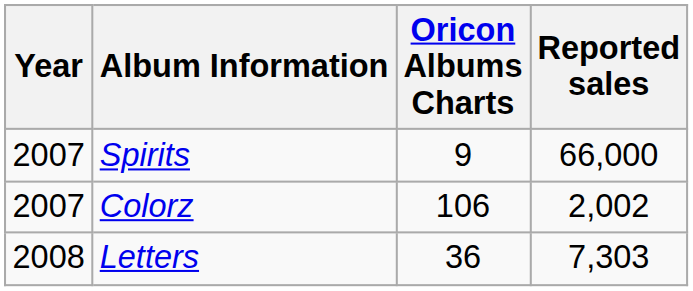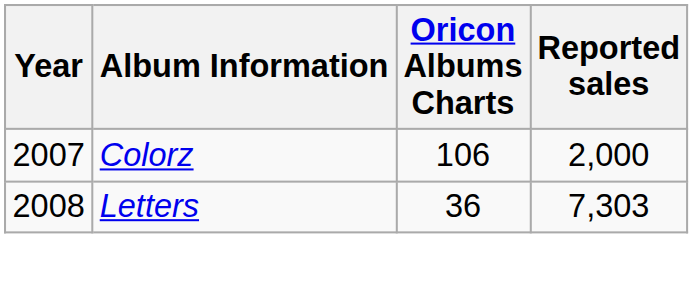- row: (145, 154)
(609, 206) 2,002 -> (609, 154) 2,000
